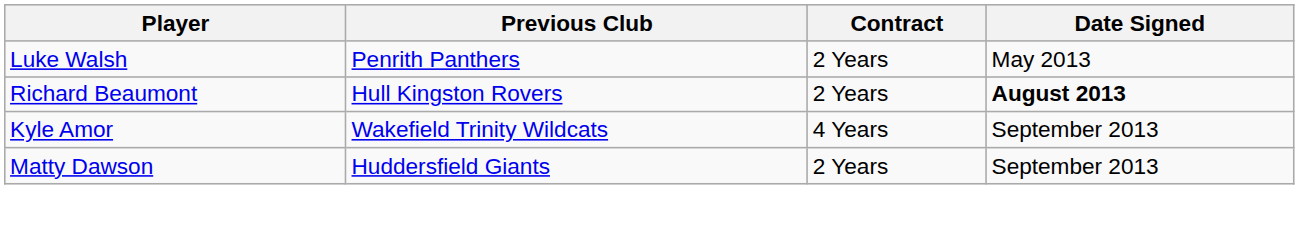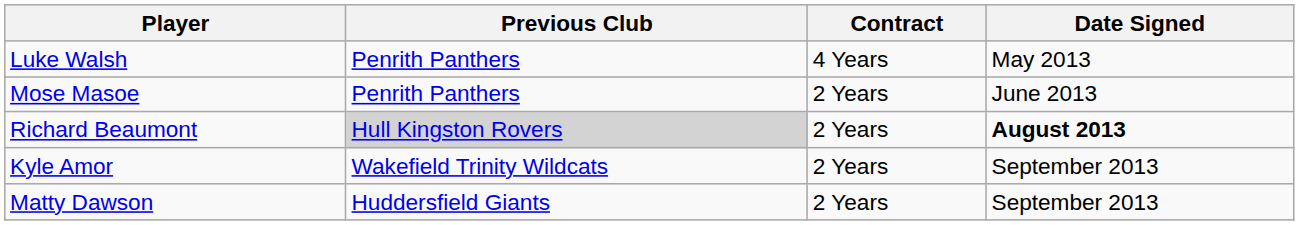(851, 59) 2 Years -> (851, 59) 4 Years
+ row: (75, 94)
(457, 94) no background -> (457, 130) lightgrey background
(851, 130) 4 Years -> (851, 166) 2 Years
